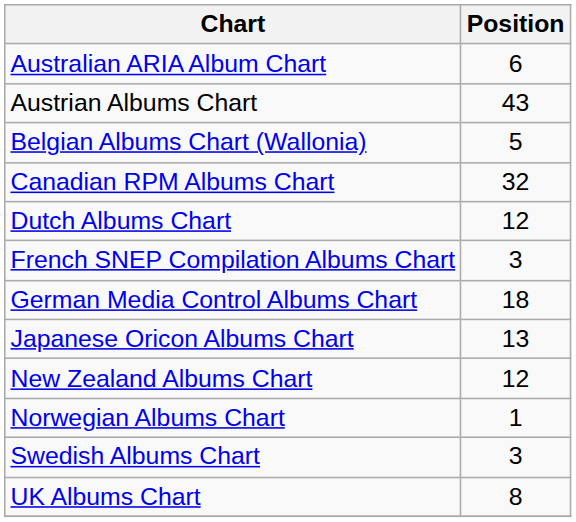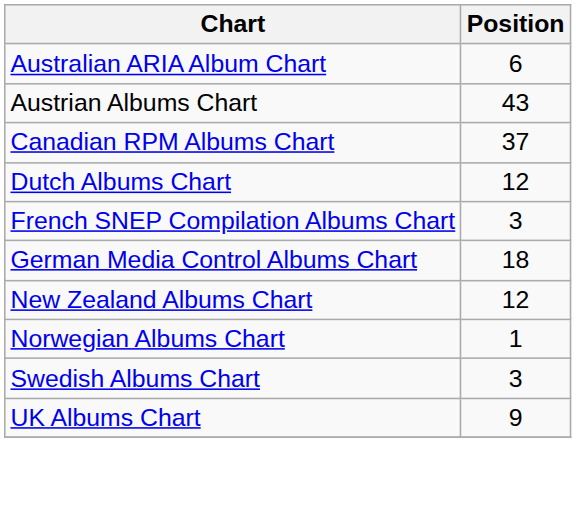- row: (189, 142)
(516, 181) 32 -> (516, 142) 37
- row: (182, 338)
(516, 496) 8 -> (516, 417) 9
